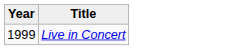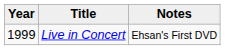+ column: (174, 14)
